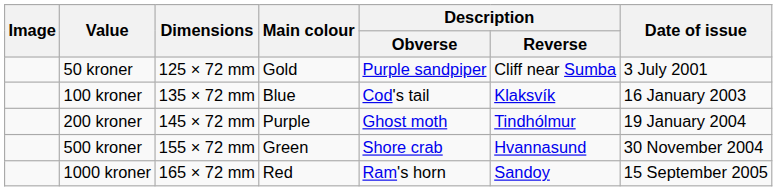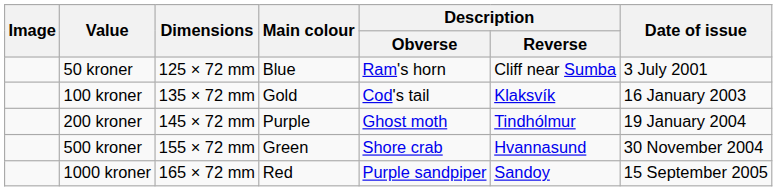(280, 70) Gold -> (279, 70) Blue
(424, 70) Purple sandpiper -> (404, 70) Ram's horn
(279, 96) Blue -> (280, 96) Gold
(404, 174) Ram's horn -> (424, 174) Purple sandpiper
